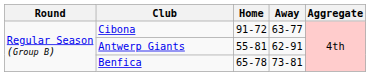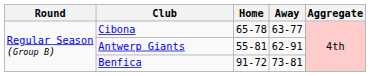(251, 30) 91-72 -> (251, 30) 65-78
(251, 63) 65-78 -> (251, 63) 91-72
